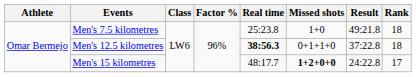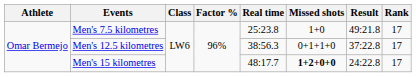(397, 30) 18 -> (397, 30) 17
(263, 47) bold -> (263, 47) normal
(397, 47) 18 -> (397, 47) 17
